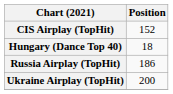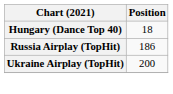- row: (65, 30)
